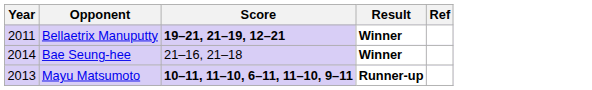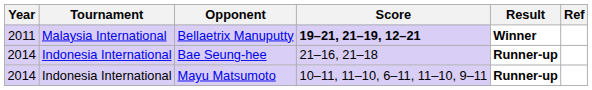+ column: (107, 15)
(380, 55) Winner -> (526, 55) Runner-up
(22, 76) 2013 -> (22, 76) 2014
(258, 76) bold -> (393, 76) normal
